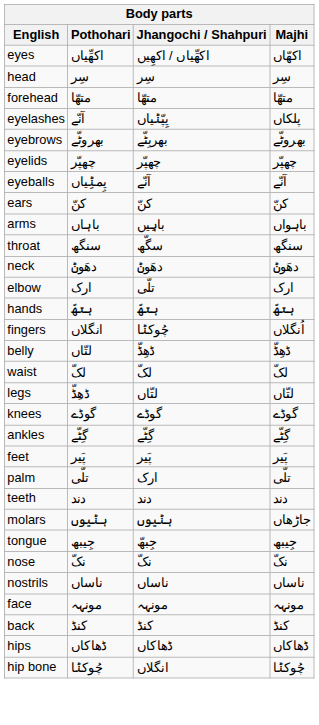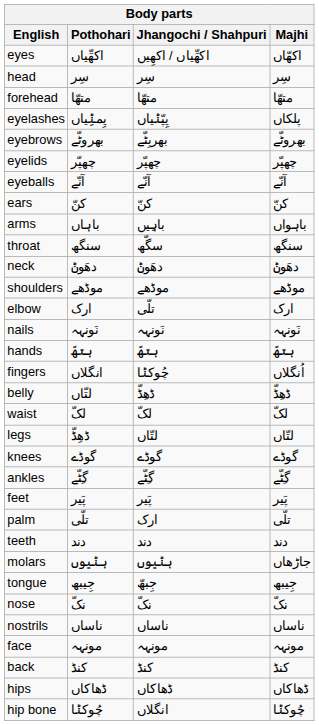(78, 119) آنّے -> (88, 119) پِمݨِیاں
(88, 182) پِمݨِیاں -> (78, 182) آنّے
+ row: (35, 287)
+ row: (21, 329)
